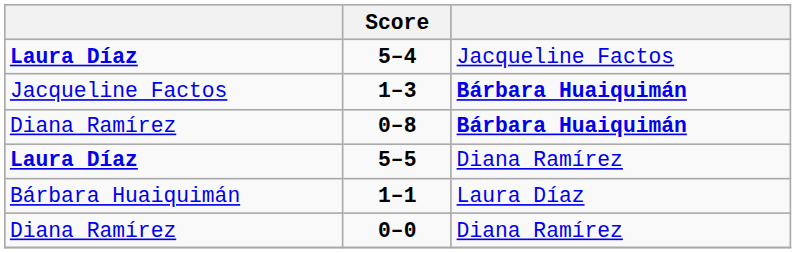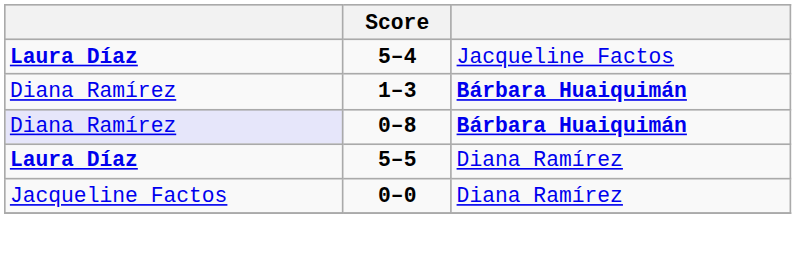(119, 92) Jacqueline Factos -> (93, 92) Diana Ramírez
(93, 126) no background -> (93, 126) lavender background
- row: (397, 196)
(93, 231) Diana Ramírez -> (119, 196) Jacqueline Factos
